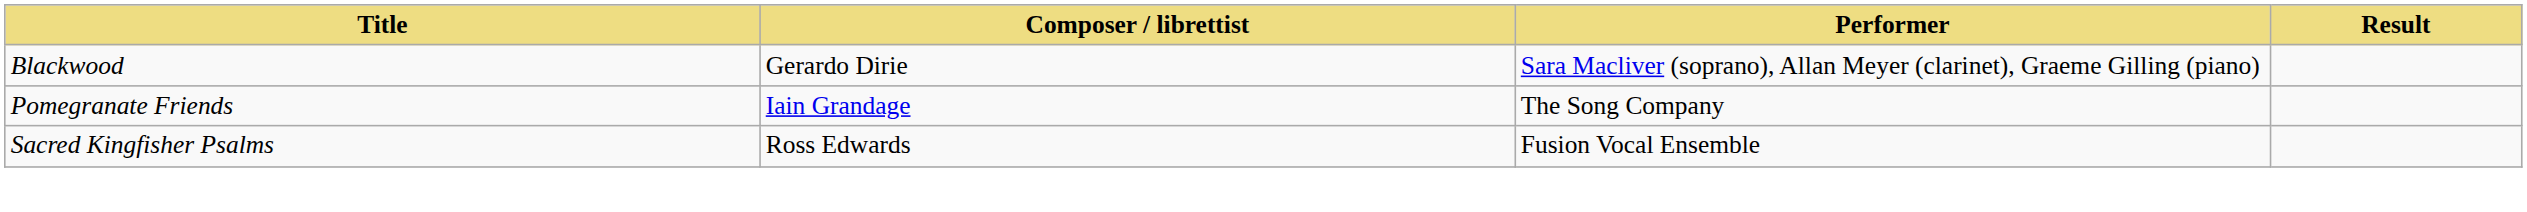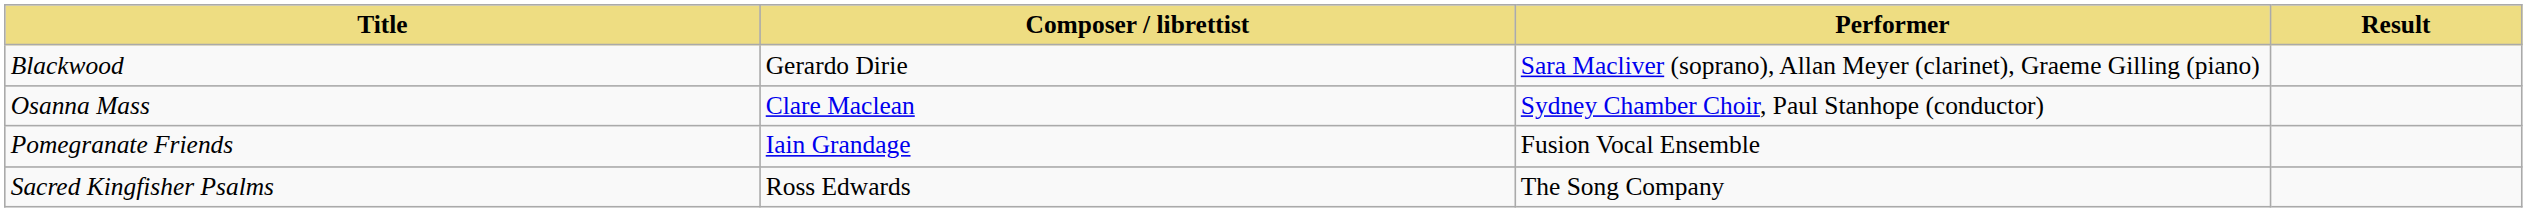+ row: (80, 105)
(1623, 105) The Song Company -> (1640, 145) Fusion Vocal Ensemble
(1640, 145) Fusion Vocal Ensemble -> (1623, 186) The Song Company
